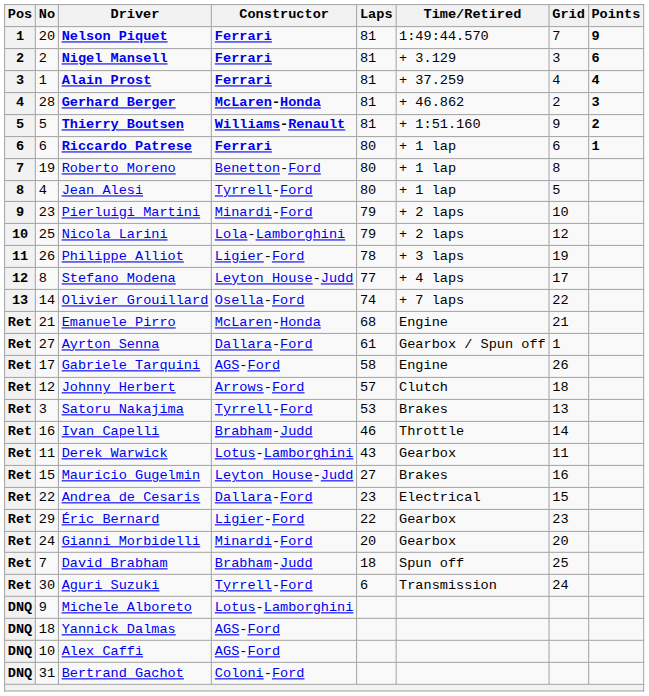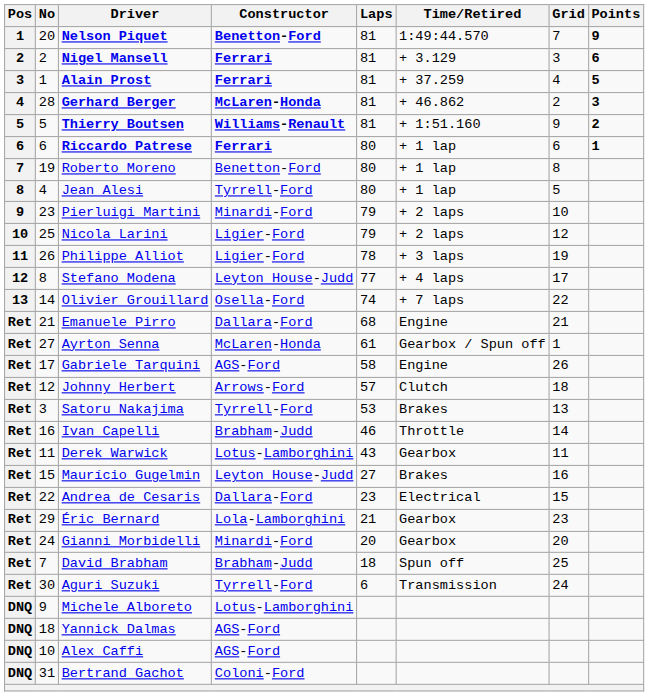(243, 38) Ferrari -> (268, 38) Benetton-Ford
(595, 82) 4 -> (595, 82) 5
(280, 235) Lola-Lamborghini -> (260, 235) Ligier-Ford
(268, 323) McLaren-Honda -> (264, 323) Dallara-Ford
(264, 345) Dallara-Ford -> (268, 345) McLaren-Honda
(260, 520) Ligier-Ford -> (280, 520) Lola-Lamborghini
(368, 520) 22 -> (368, 520) 21
